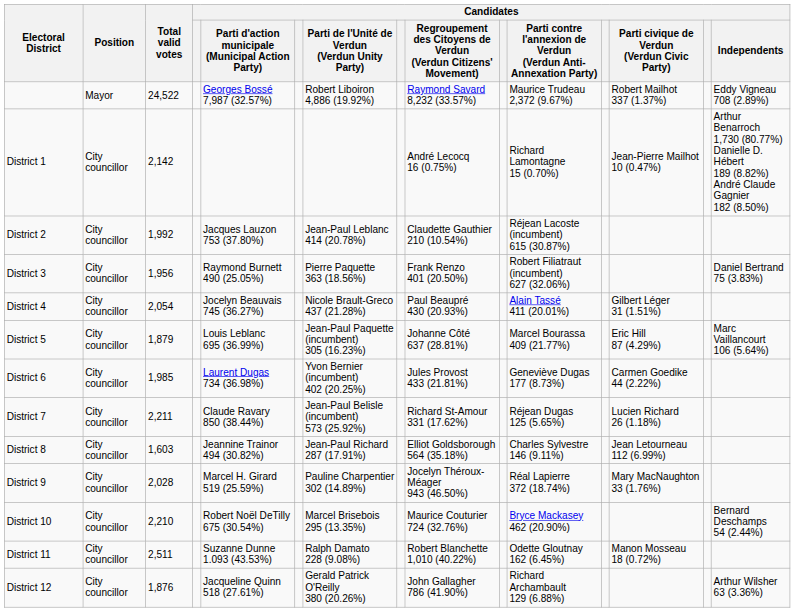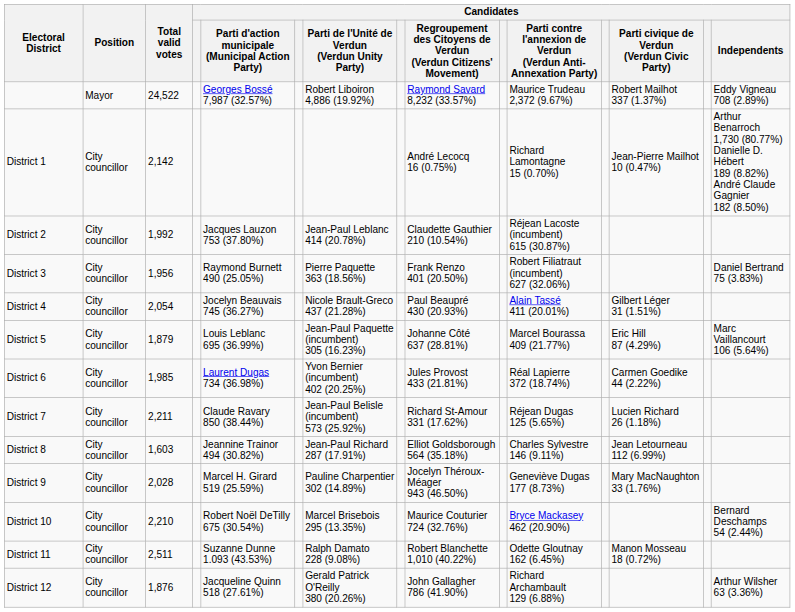(549, 378) Geneviève Dugas 177 (8.73%) -> (540, 378) Réal Lapierre 372 (18.74%)
(540, 483) Réal Lapierre 372 (18.74%) -> (549, 483) Geneviève Dugas 177 (8.73%)
